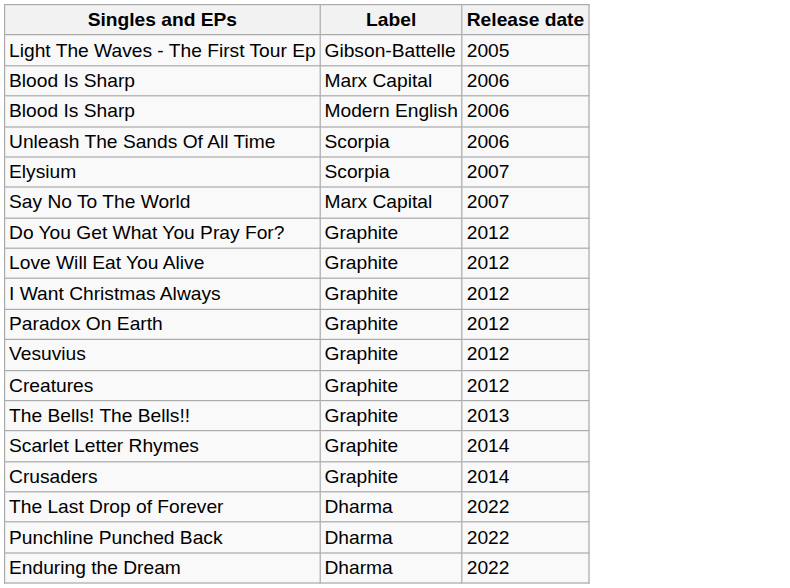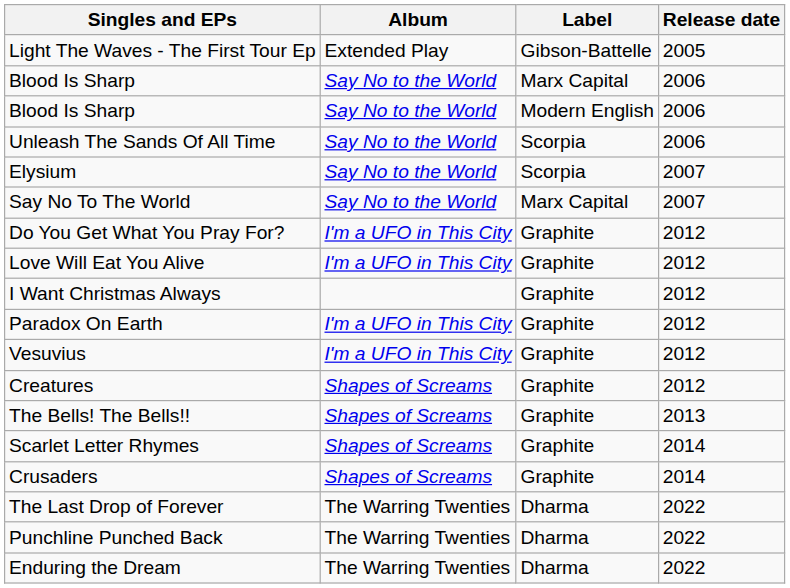+ column: (418, 19)
